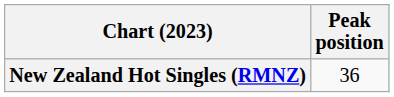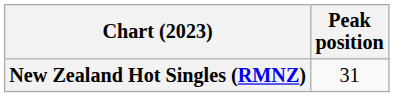(350, 75) 36 -> (350, 75) 31
